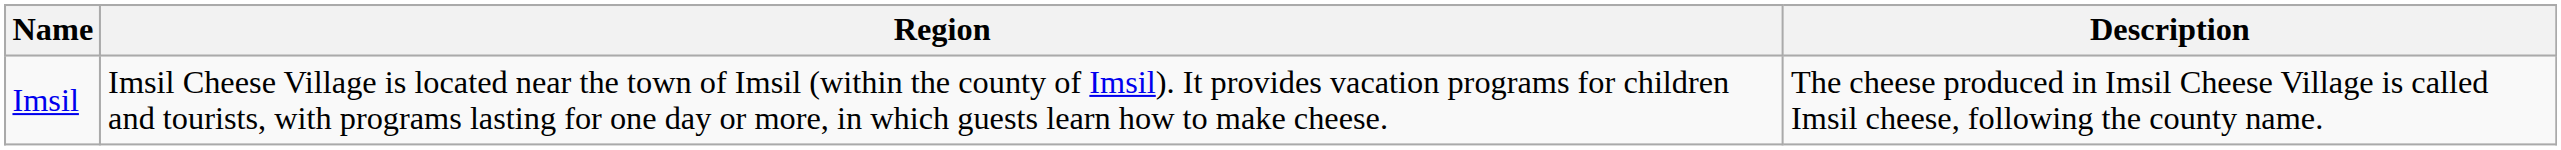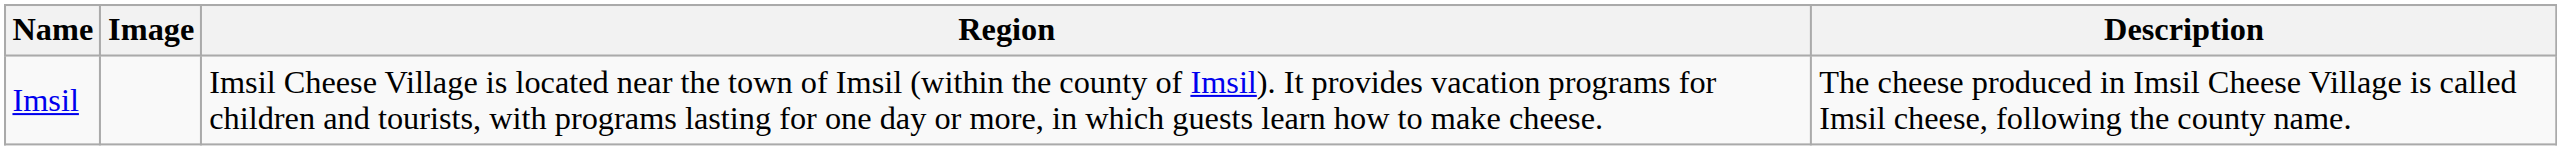+ column: (151, 30)
